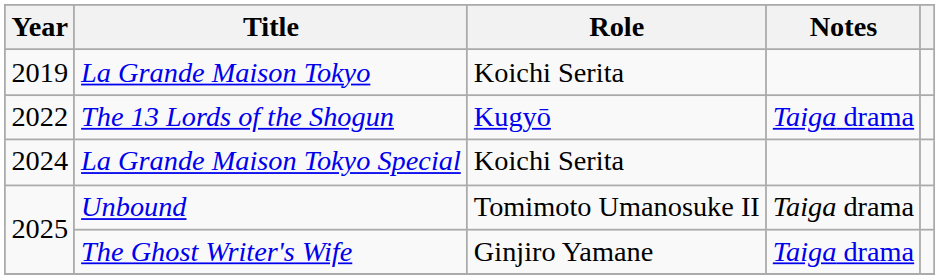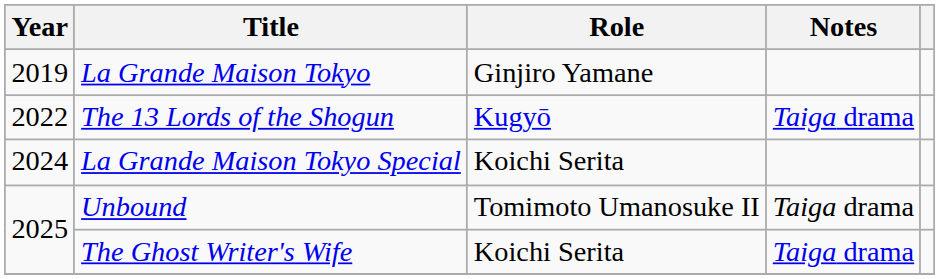(549, 71) Koichi Serita -> (564, 71) Ginjiro Yamane
(564, 251) Ginjiro Yamane -> (549, 251) Koichi Serita
